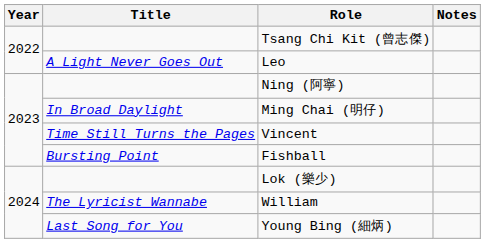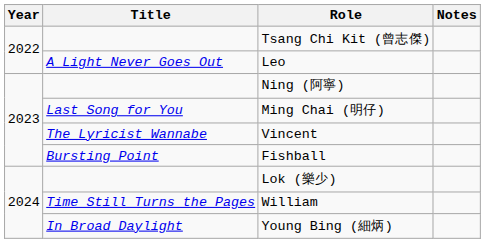(115, 110) In Broad Daylight -> (115, 110) Last Song for You
(151, 134) Time Still Turns the Pages -> (127, 134) The Lyricist Wannabe
(127, 202) The Lyricist Wannabe -> (151, 202) Time Still Turns the Pages
(115, 226) Last Song for You -> (115, 226) In Broad Daylight
